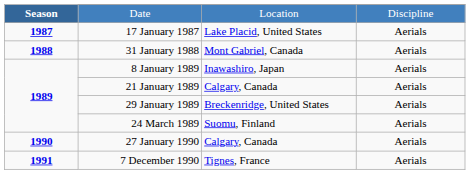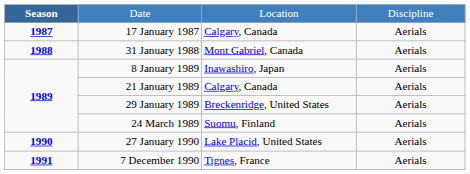(263, 32) Lake Placid, United States -> (241, 32) Calgary, Canada
(241, 141) Calgary, Canada -> (263, 141) Lake Placid, United States
